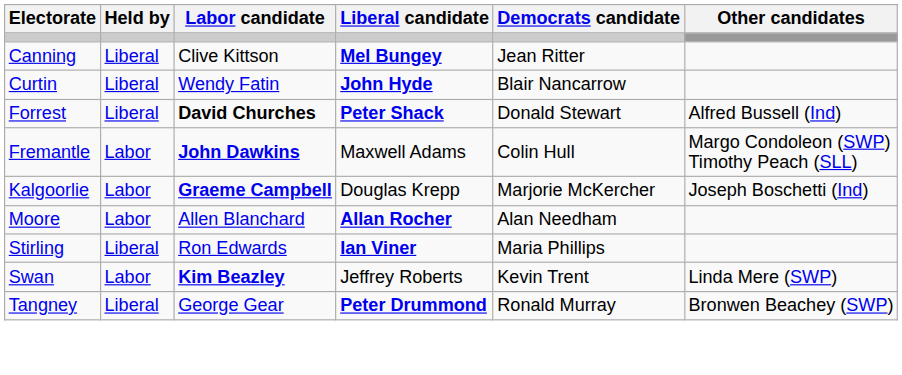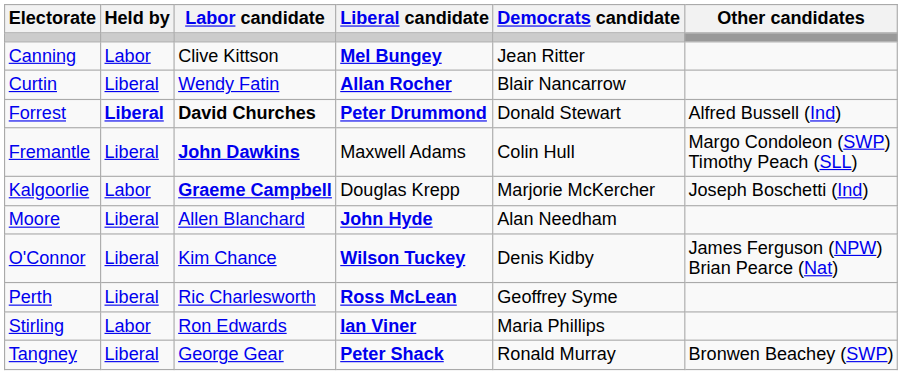(132, 55) Liberal -> (128, 55) Labor
(386, 84) John Hyde -> (396, 84) Allan Rocher
(132, 113) normal -> (134, 113) bold
(392, 113) Peter Shack -> (414, 113) Peter Drummond
(128, 152) Labor -> (132, 152) Liberal
(128, 219) Labor -> (132, 219) Liberal
(396, 219) Allan Rocher -> (386, 219) John Hyde
+ row: (47, 258)
+ row: (30, 297)
(132, 248) Liberal -> (128, 325) Labor
- row: (31, 276)
(414, 305) Peter Drummond -> (392, 354) Peter Shack
